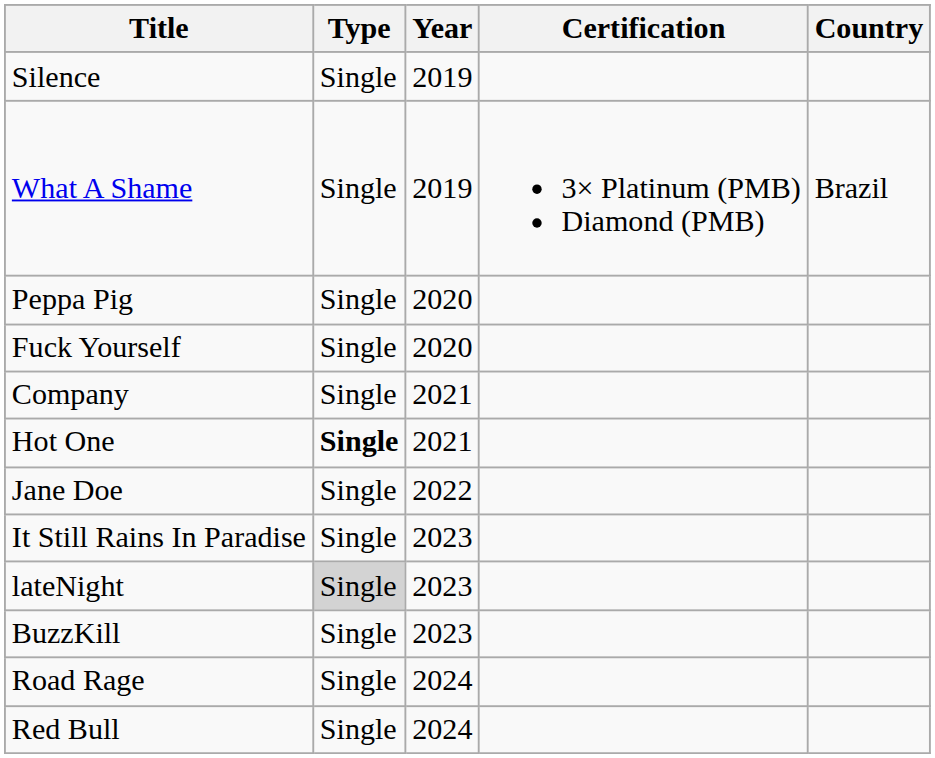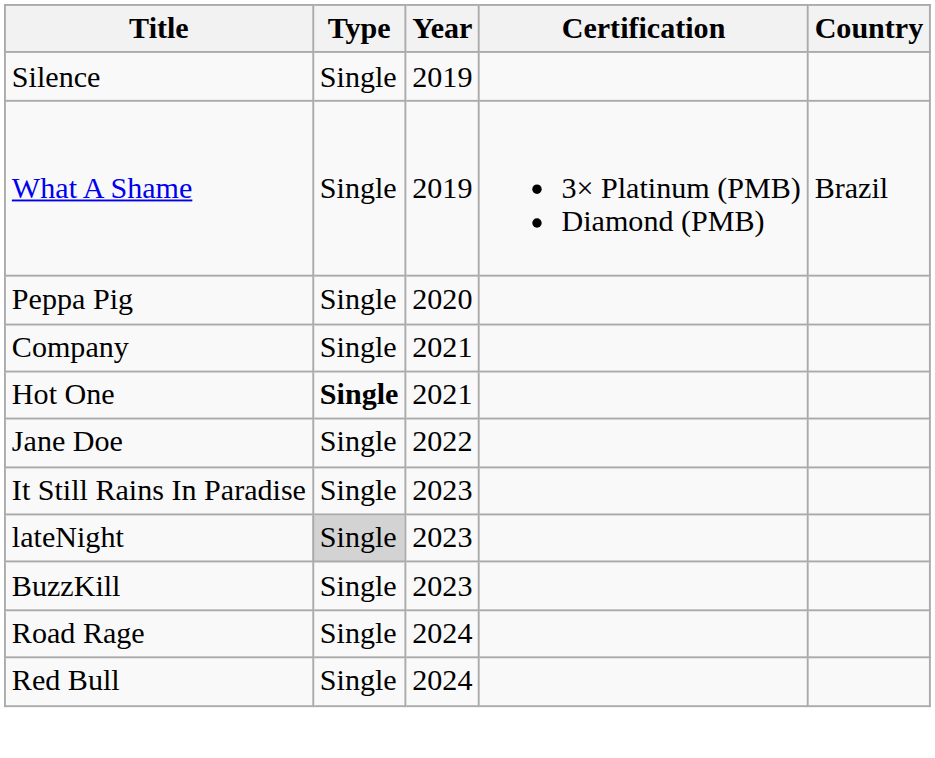- row: (96, 347)
